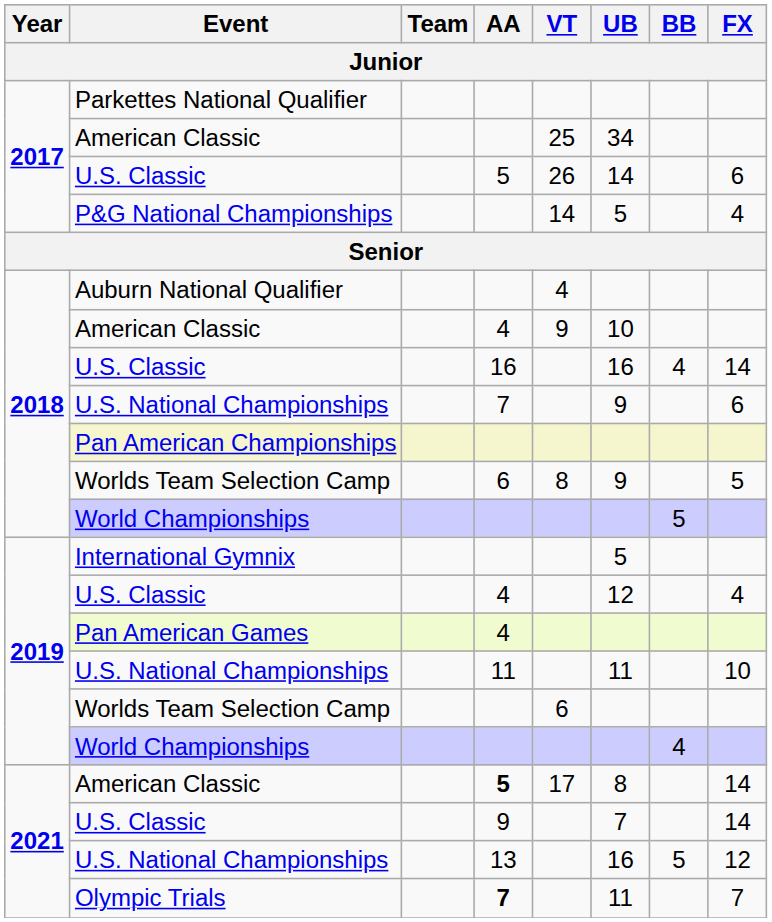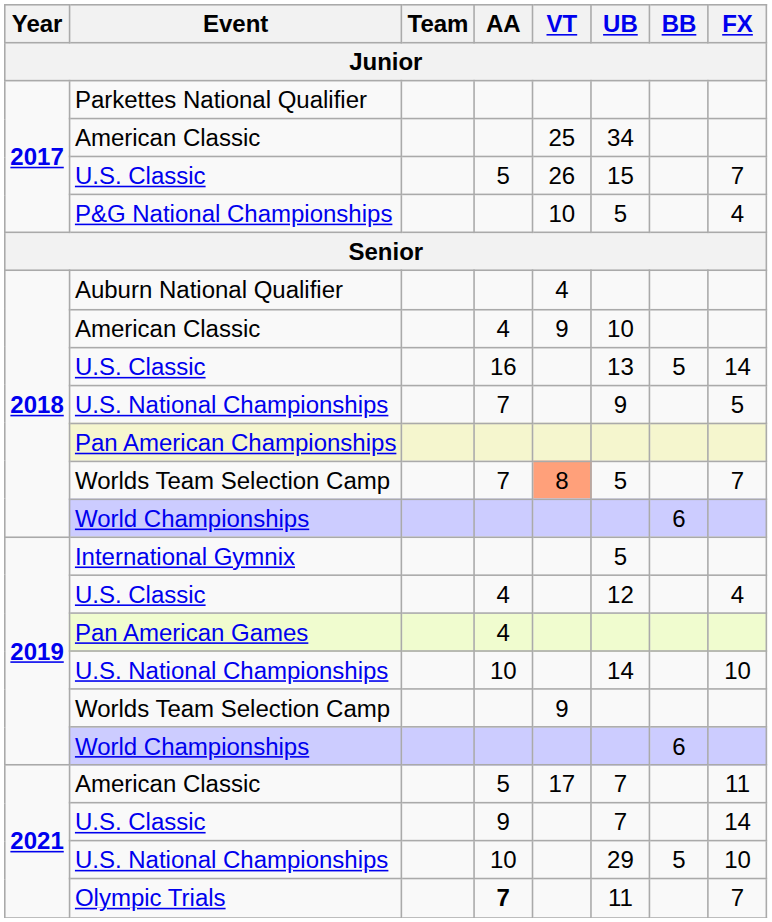(620, 176) 14 -> (620, 176) 15
(738, 176) 6 -> (738, 176) 7
(562, 214) 14 -> (562, 214) 10
(620, 366) 16 -> (620, 366) 13
(679, 366) 4 -> (679, 366) 5
(738, 404) 6 -> (738, 404) 5
(503, 480) 6 -> (503, 480) 7
(562, 480) no background -> (562, 480) lightsalmon background
(620, 480) 9 -> (620, 480) 5
(738, 480) 5 -> (738, 480) 7
(679, 518) 5 -> (679, 518) 6
(503, 670) 11 -> (503, 670) 10
(620, 670) 11 -> (620, 670) 14
(562, 708) 6 -> (562, 708) 9
(679, 746) 4 -> (679, 746) 6
(503, 784) bold -> (503, 784) normal
(620, 784) 8 -> (620, 784) 7
(738, 784) 14 -> (738, 784) 11
(503, 860) 13 -> (503, 860) 10
(620, 860) 16 -> (620, 860) 29
(738, 860) 12 -> (738, 860) 10
